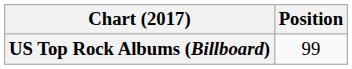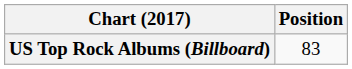(311, 49) 99 -> (311, 49) 83
